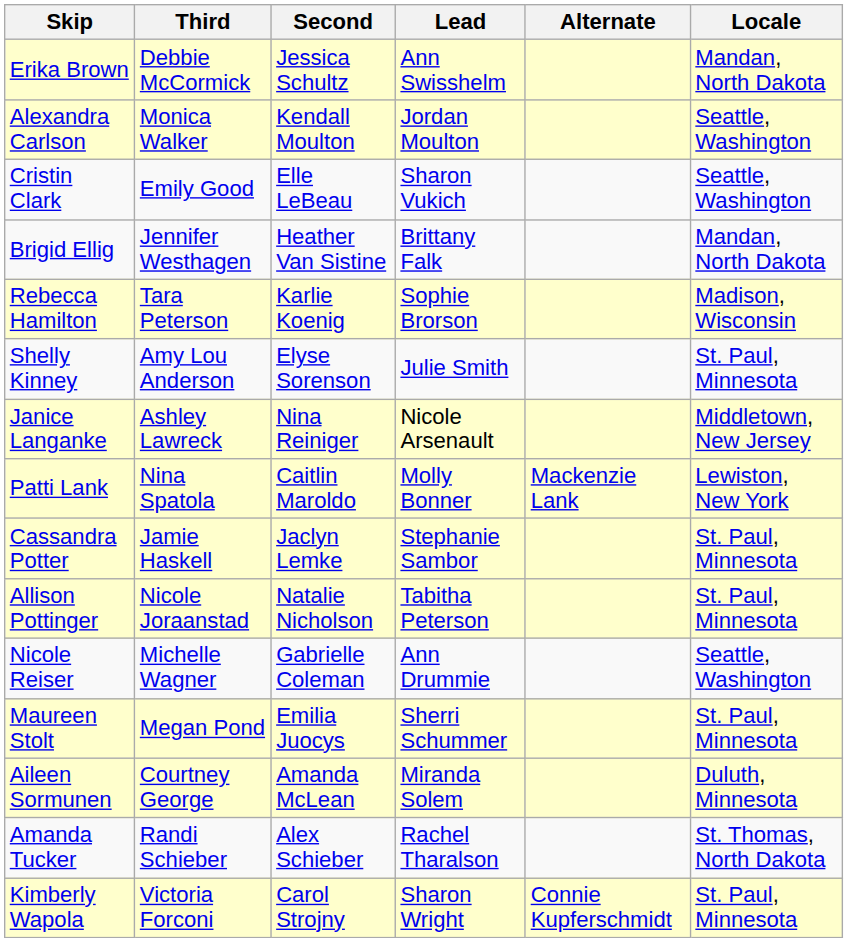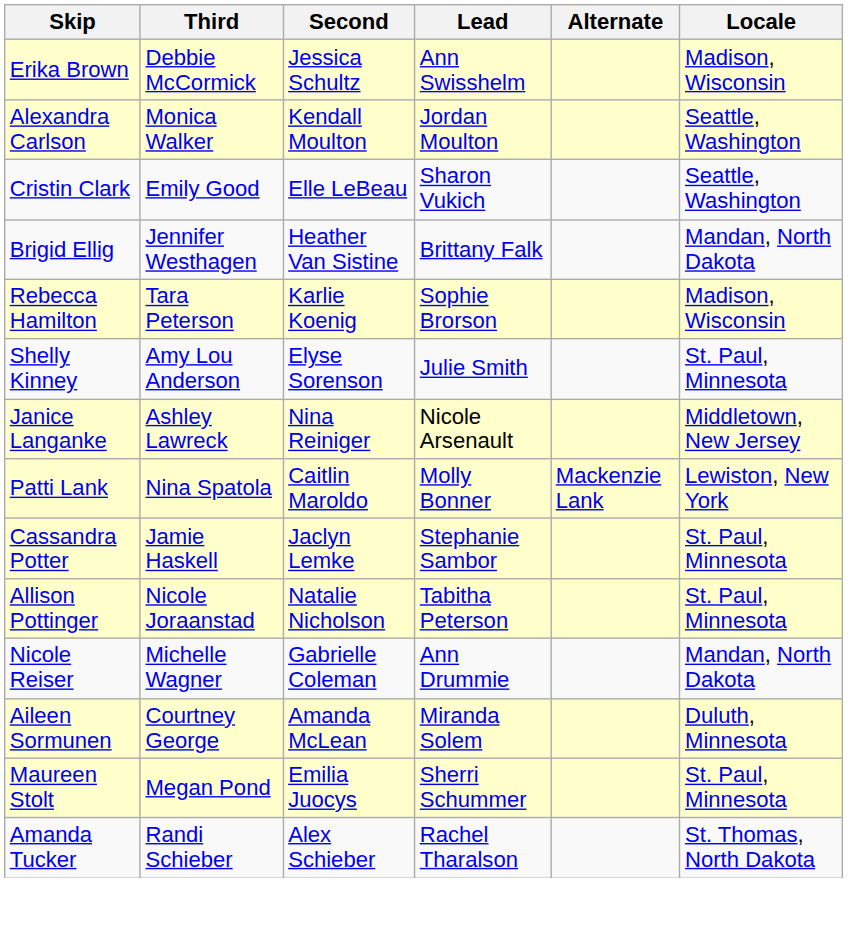(760, 69) Mandan, North Dakota -> (735, 69) Madison, Wisconsin
(753, 668) Seattle, Washington -> (758, 668) Mandan, North Dakota
rows swapped: (61, 787) <-> (53, 727)
- row: (53, 907)
